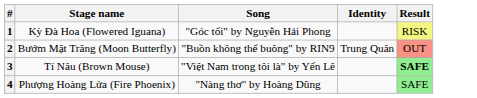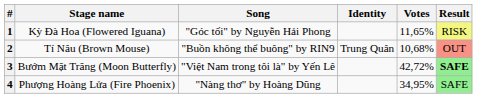+ column: (417, 13)
(97, 48) Bướm Mặt Trăng (Moon Butterfly) -> (97, 48) Tí Nâu (Brown Mouse)
(97, 66) Tí Nâu (Brown Mouse) -> (97, 66) Bướm Mặt Trăng (Moon Butterfly)
